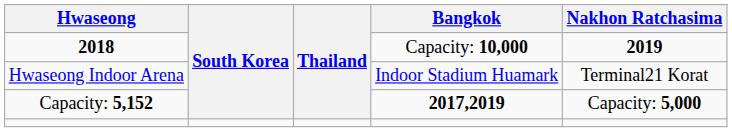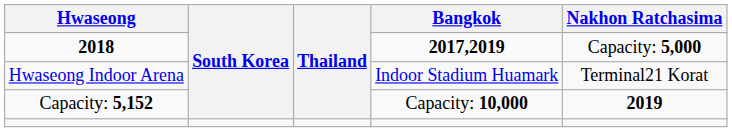(467, 47) Capacity: 10,000 -> (467, 47) 2017,2019
(644, 47) 2019 -> (644, 47) Capacity: 5,000
(467, 103) 2017,2019 -> (467, 103) Capacity: 10,000
(644, 103) Capacity: 5,000 -> (644, 103) 2019
